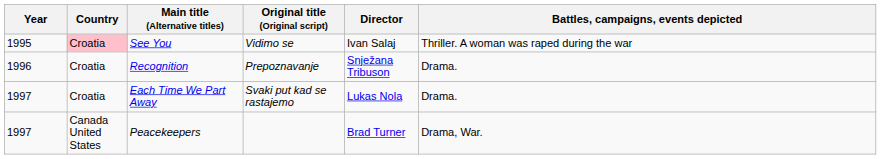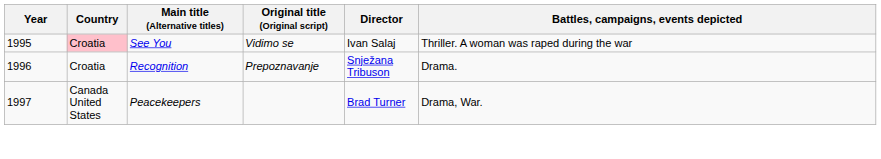- row: (178, 96)
